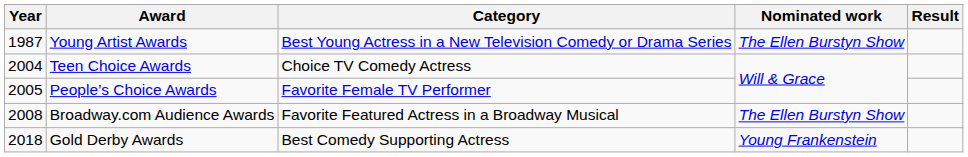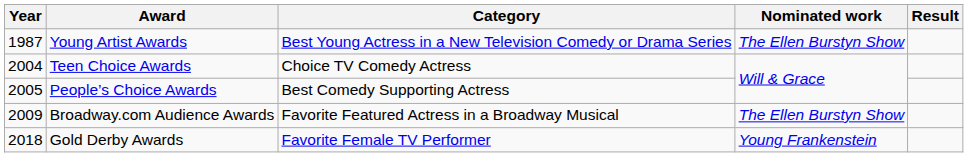(386, 90) Favorite Female TV Performer -> (395, 90) Best Comedy Supporting Actress
(25, 115) 2008 -> (25, 115) 2009
(395, 139) Best Comedy Supporting Actress -> (386, 139) Favorite Female TV Performer
